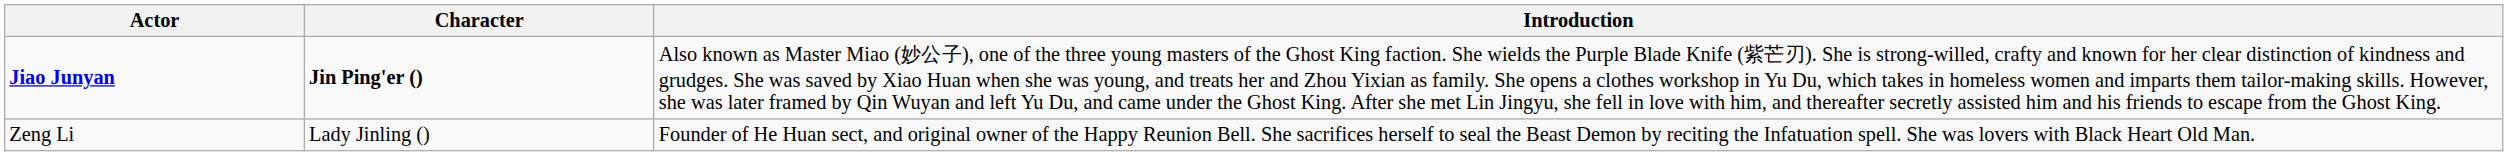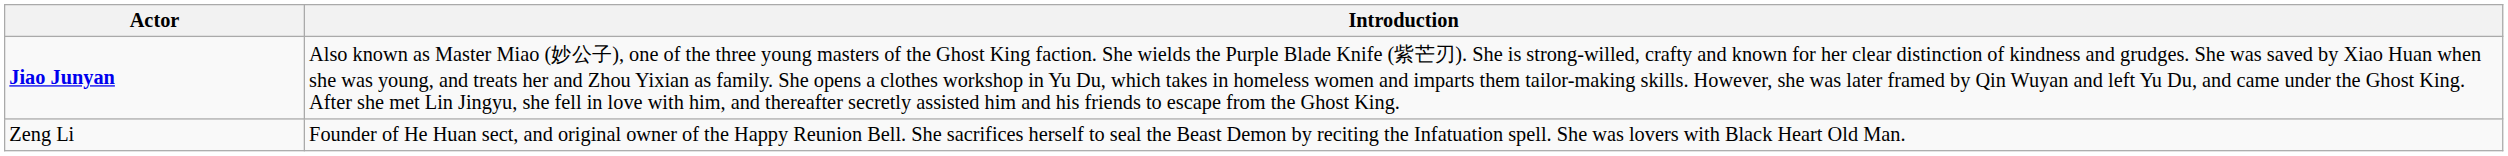- column: (479, 20)
